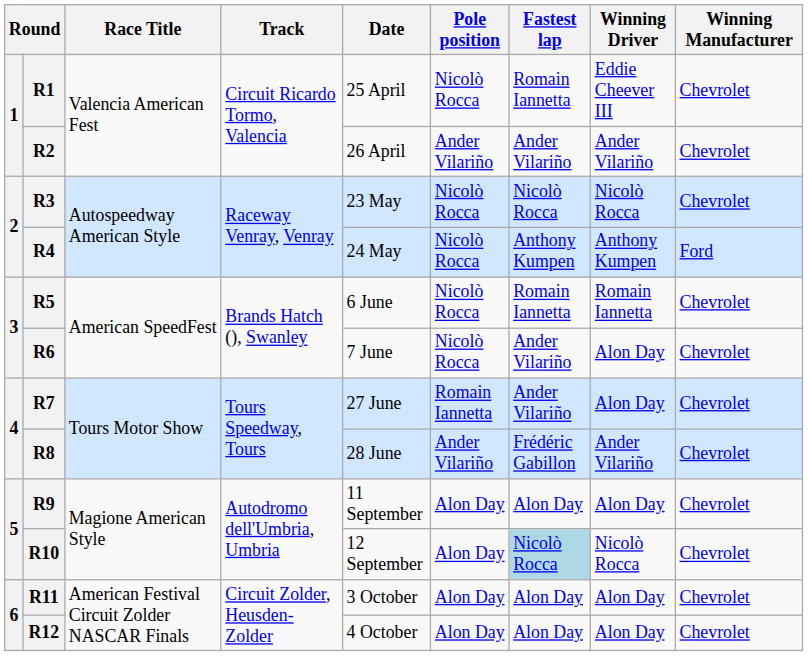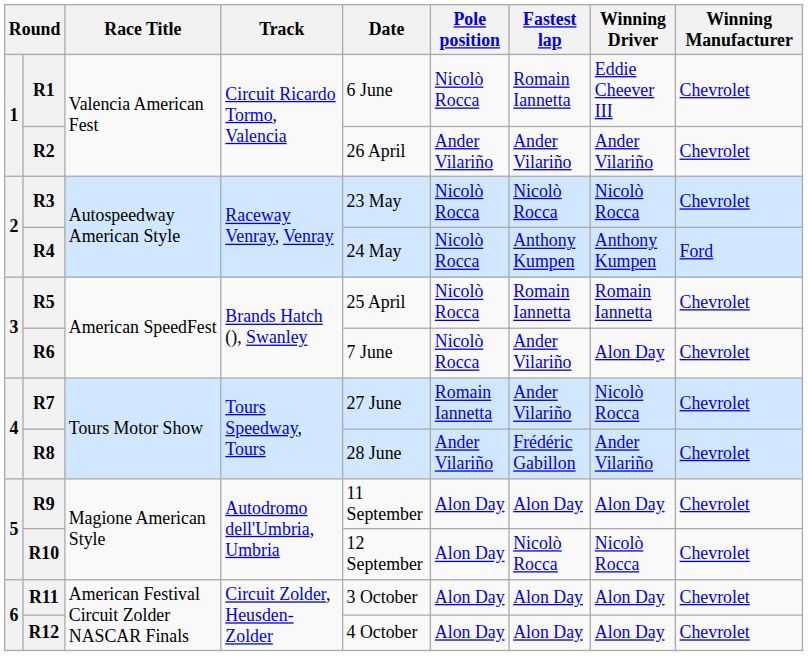(376, 90) 25 April -> (370, 90) 6 June
(370, 301) 6 June -> (376, 301) 25 April
(630, 402) Alon Day -> (619, 402) Nicolò Rocca
(537, 553) lightblue background -> (537, 553) no background
